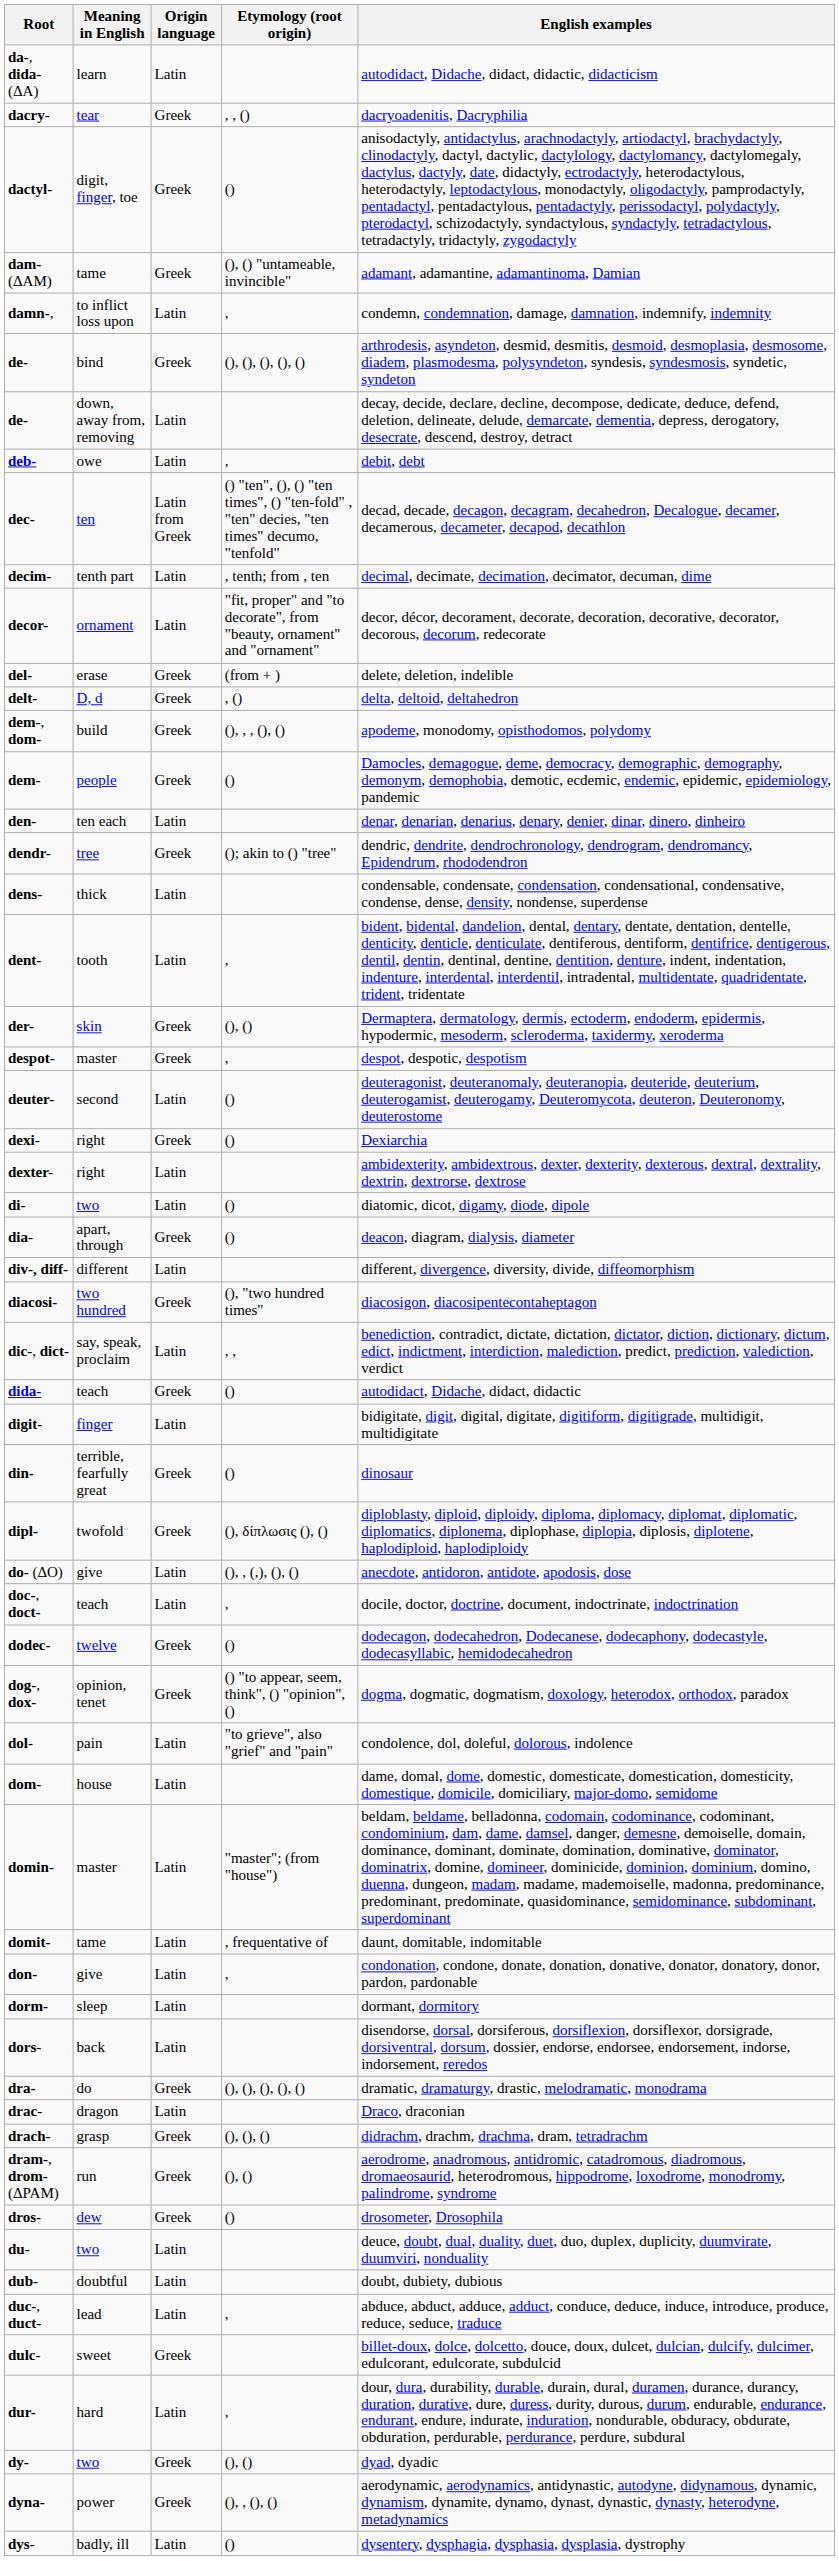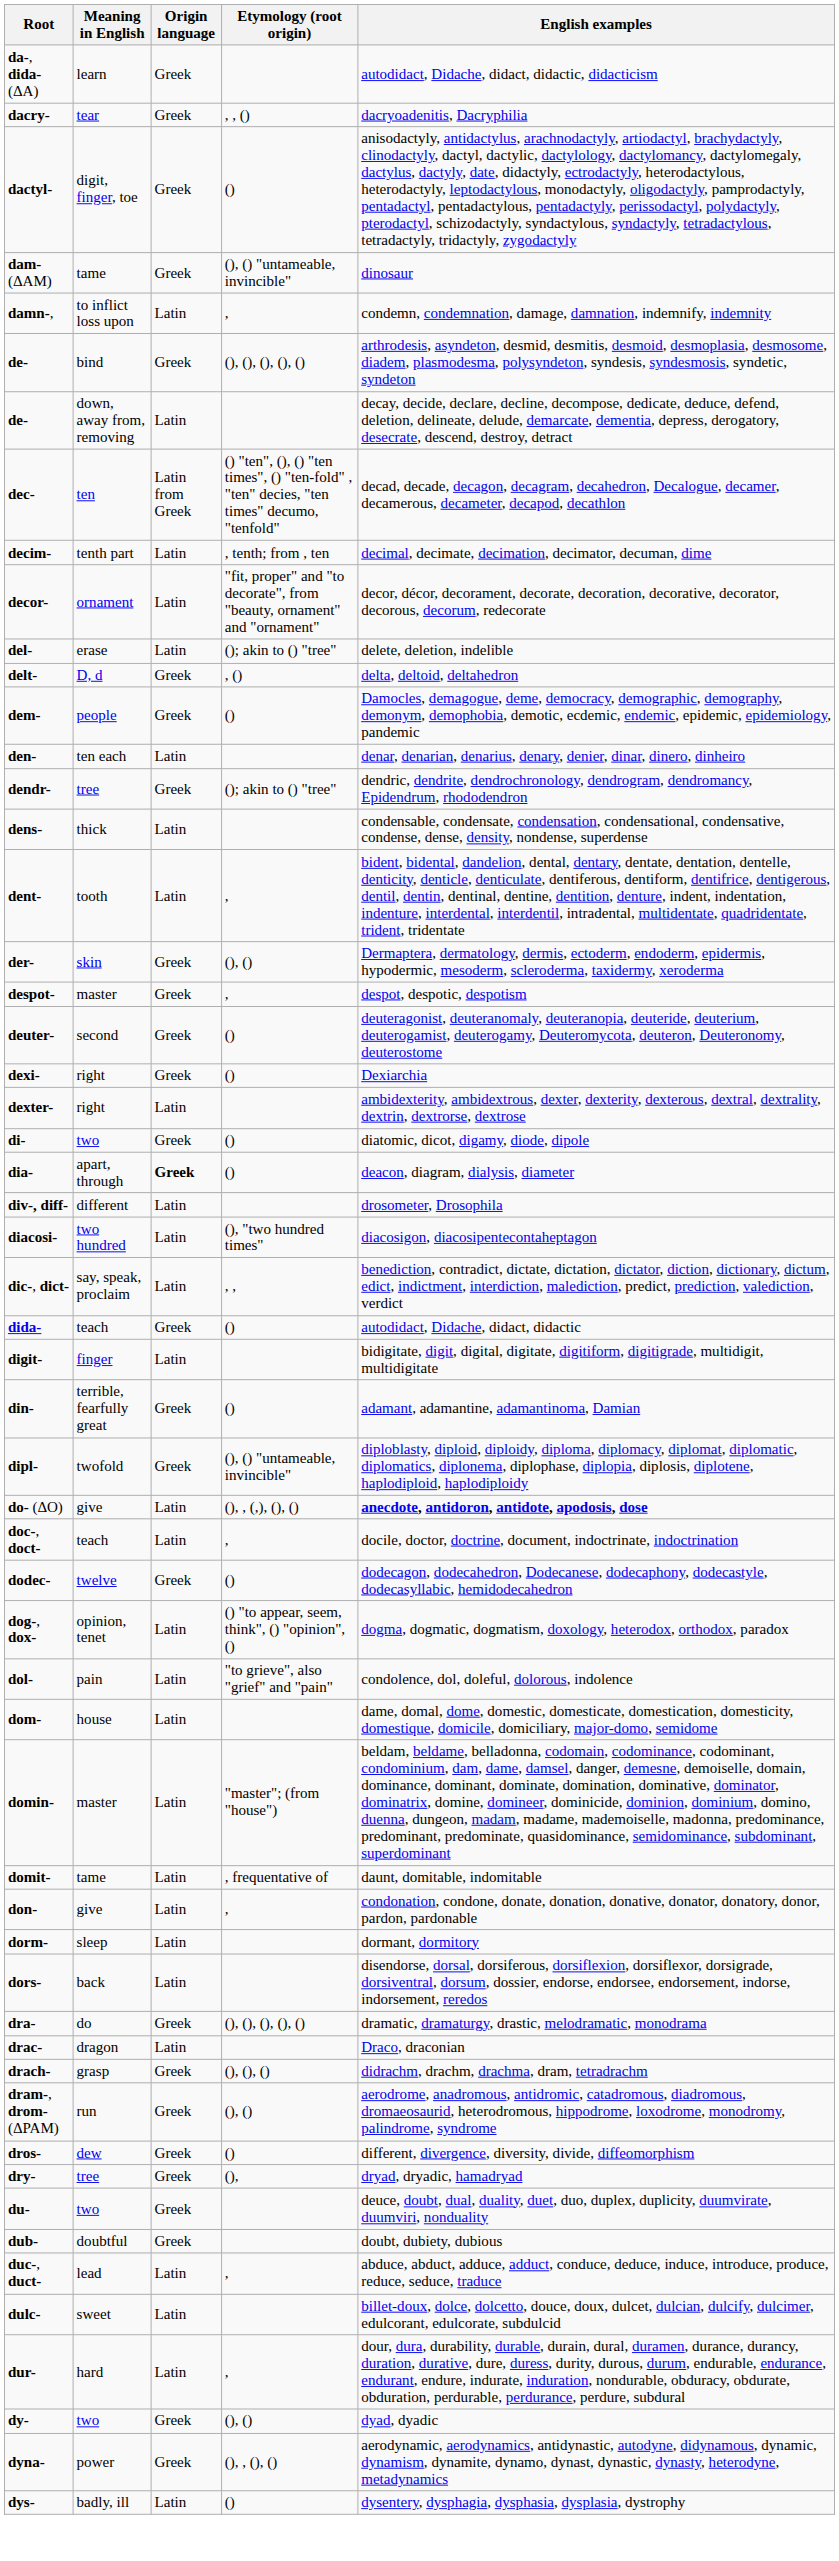(170, 74) Latin -> (173, 74) Greek
(501, 272) adamant, adamantine, adamantinoma, Damian -> (387, 272) dinosaur
- row: (22, 461)
(173, 674) Greek -> (170, 651) Latin
(252, 674) (from + ) -> (281, 651) (); akin to () "tree"
- row: (26, 731)
(170, 1099) Latin -> (173, 1034) Greek
(170, 1204) Latin -> (173, 1140) Greek
(173, 1237) normal -> (174, 1172) bold
(528, 1269) different, divergence, diversity, divide, diffeomorphism -> (432, 1204) drosometer, Drosophila
(173, 1301) Greek -> (170, 1237) Latin
(387, 1473) dinosaur -> (501, 1408) adamant, adamantine, adamantinoma, Damian
(276, 1531) (), δίπλωσις (), () -> (280, 1466) (), () "untameable, invincible"
(496, 1571) normal -> (504, 1507) bold
(173, 1694) Greek -> (170, 1629) Latin
(432, 2217) drosometer, Drosophila -> (528, 2152) different, divergence, diversity, divide, diffeomorphism
+ row: (22, 2176)
(170, 2249) Latin -> (173, 2208) Greek
(170, 2281) Latin -> (173, 2241) Greek
(173, 2355) Greek -> (170, 2314) Latin
